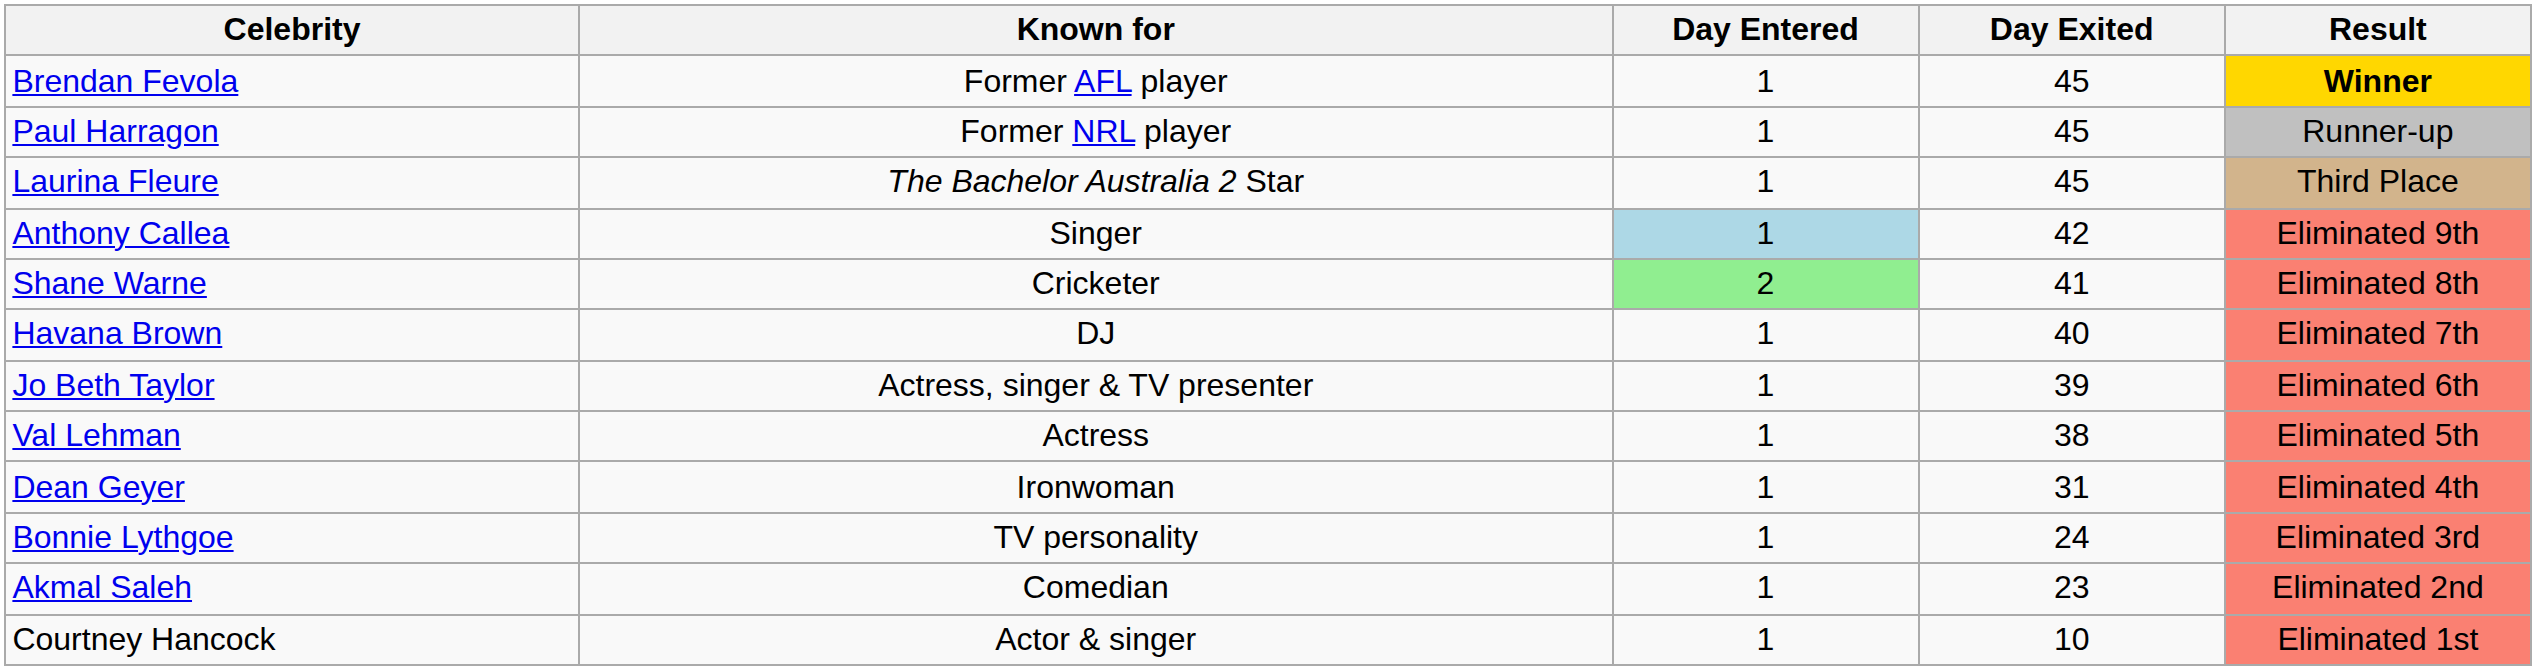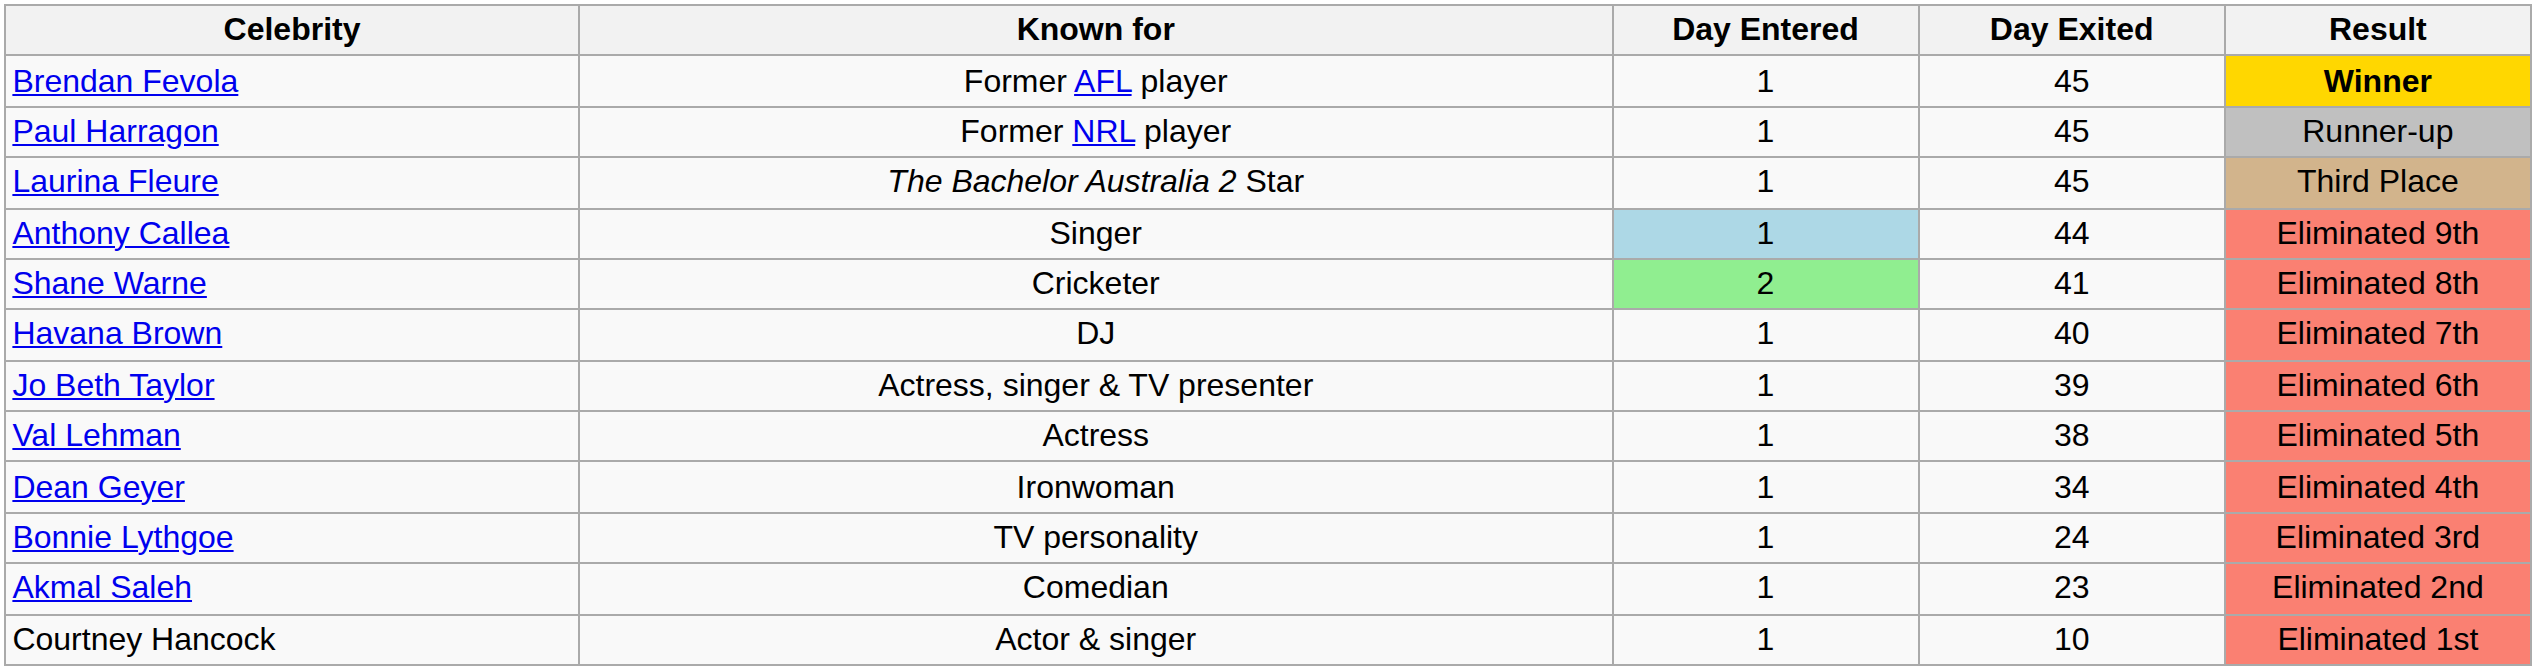(2072, 232) 42 -> (2072, 232) 44
(2072, 486) 31 -> (2072, 486) 34
